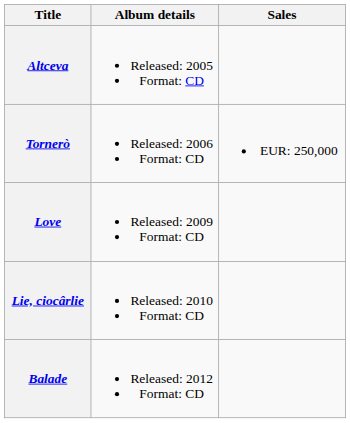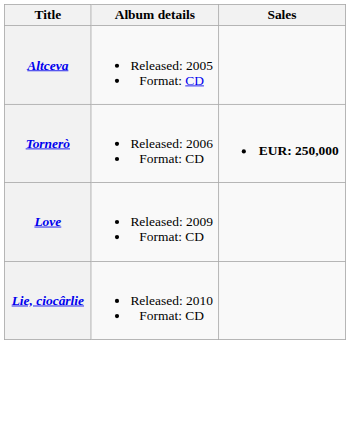(282, 151) normal -> (282, 151) bold
- row: (48, 378)
